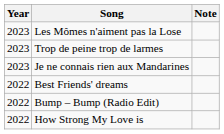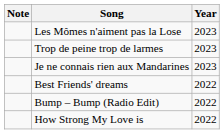columns swapped: (18, 13) <-> (205, 13)
